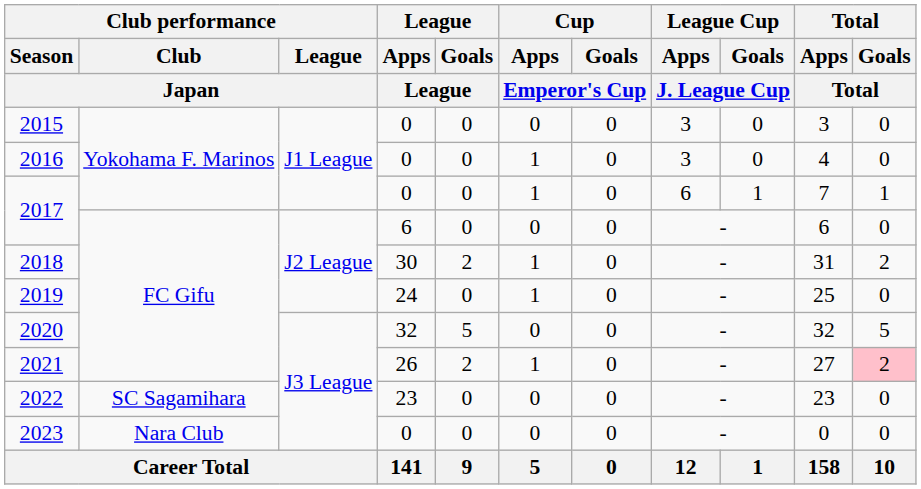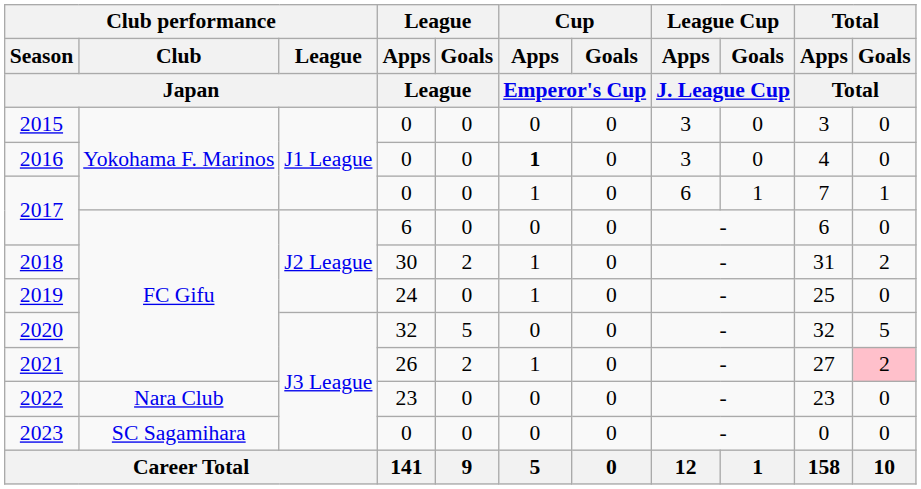(535, 158) normal -> (535, 158) bold
(179, 398) SC Sagamihara -> (179, 398) Nara Club
(179, 432) Nara Club -> (179, 432) SC Sagamihara
